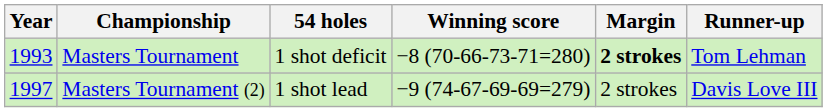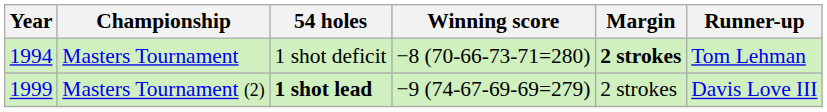(31, 55) 1993 -> (31, 55) 1994
(31, 89) 1997 -> (31, 89) 1999
(321, 89) normal -> (323, 89) bold
